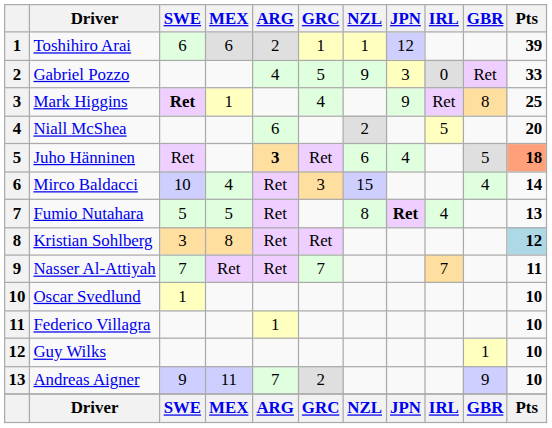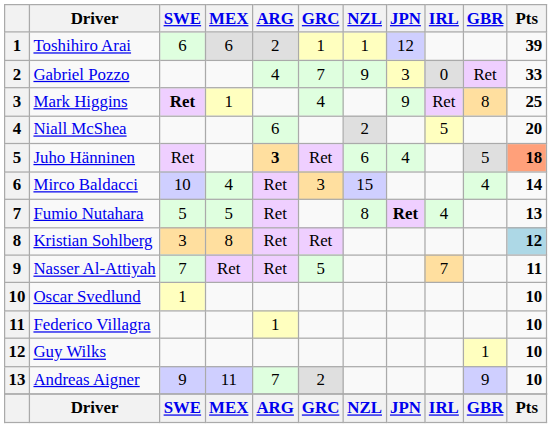(321, 73) 5 -> (321, 73) 7
(321, 268) 7 -> (321, 268) 5
